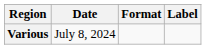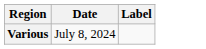- column: (141, 14)
